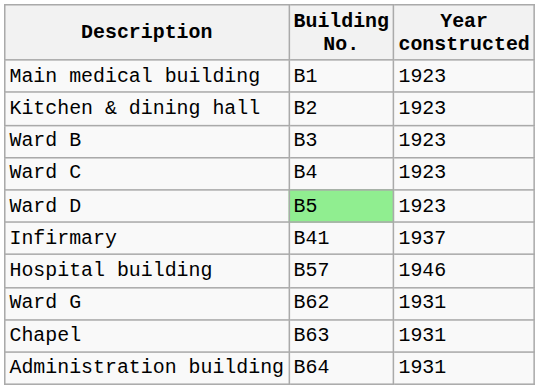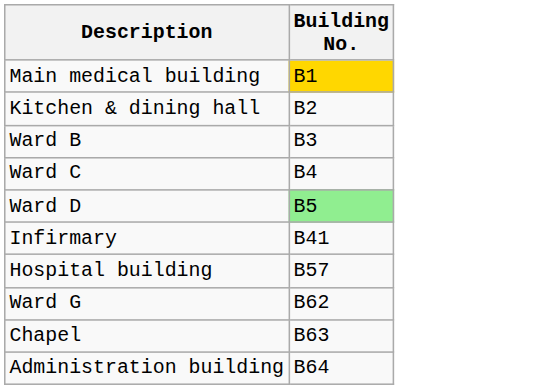- column: (464, 32)
(305, 76) no background -> (305, 76) gold background
